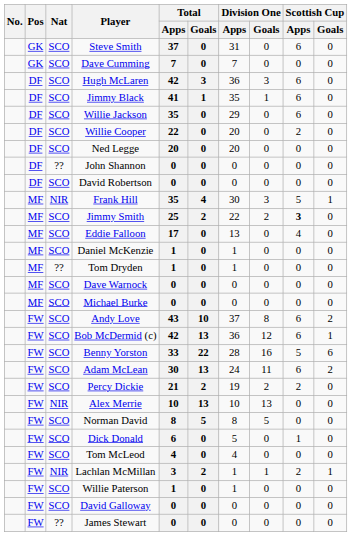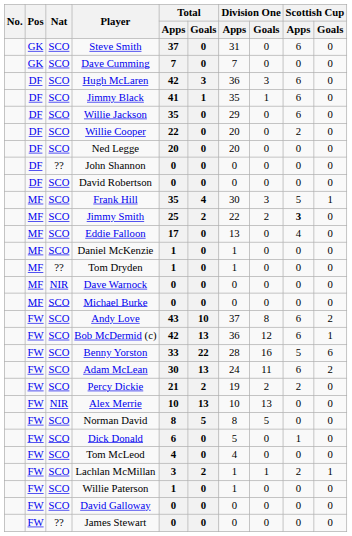(59, 200) NIR -> (59, 200) SCO
(59, 285) SCO -> (59, 285) NIR
(59, 472) NIR -> (59, 472) SCO
